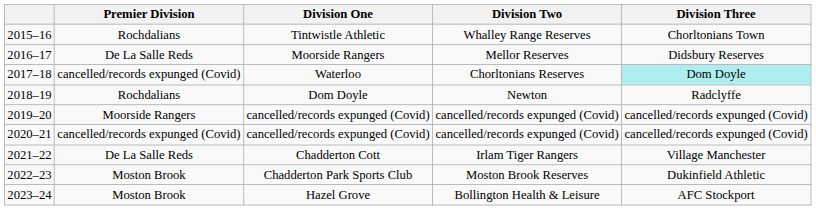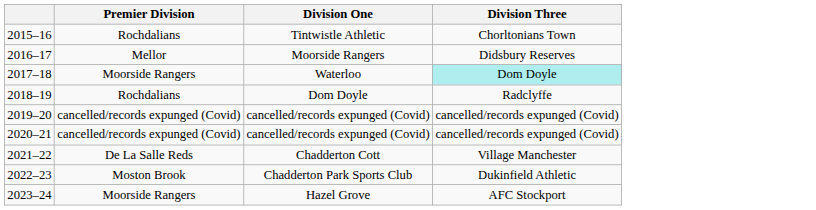- column: (527, 14)
(149, 54) De La Salle Reds -> (149, 54) Mellor
(149, 74) cancelled/records expunged (Covid) -> (149, 74) Moorside Rangers
(149, 114) Moorside Rangers -> (149, 114) cancelled/records expunged (Covid)
(149, 194) Moston Brook -> (149, 194) Moorside Rangers
